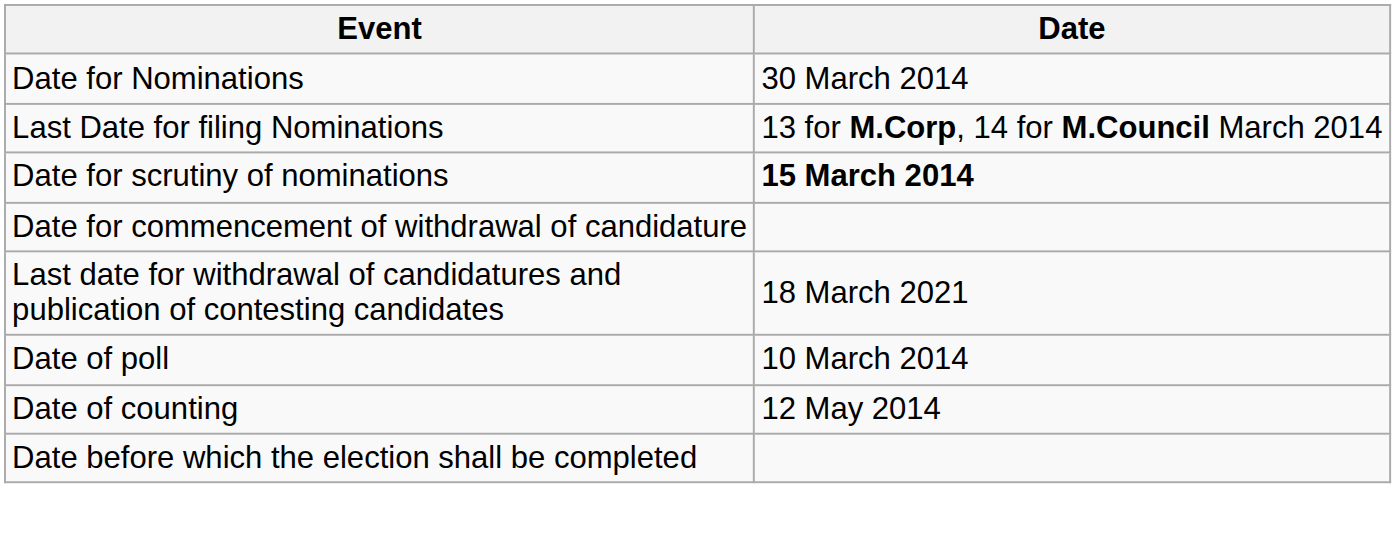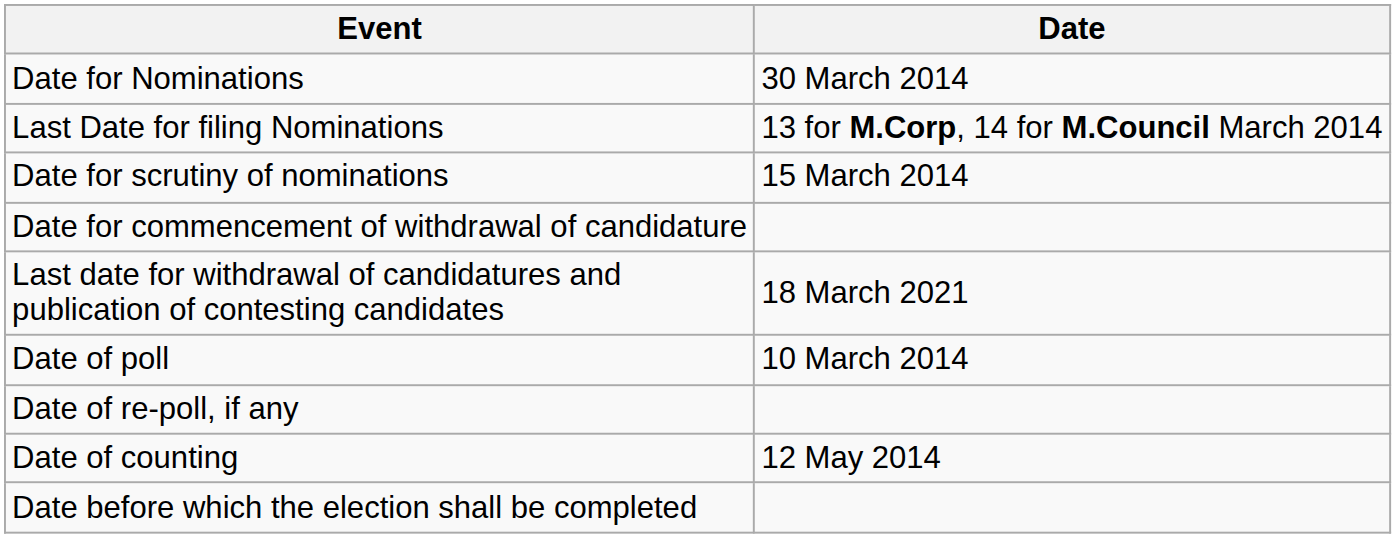(868, 176) bold -> (865, 176) normal
+ row: (155, 408)
